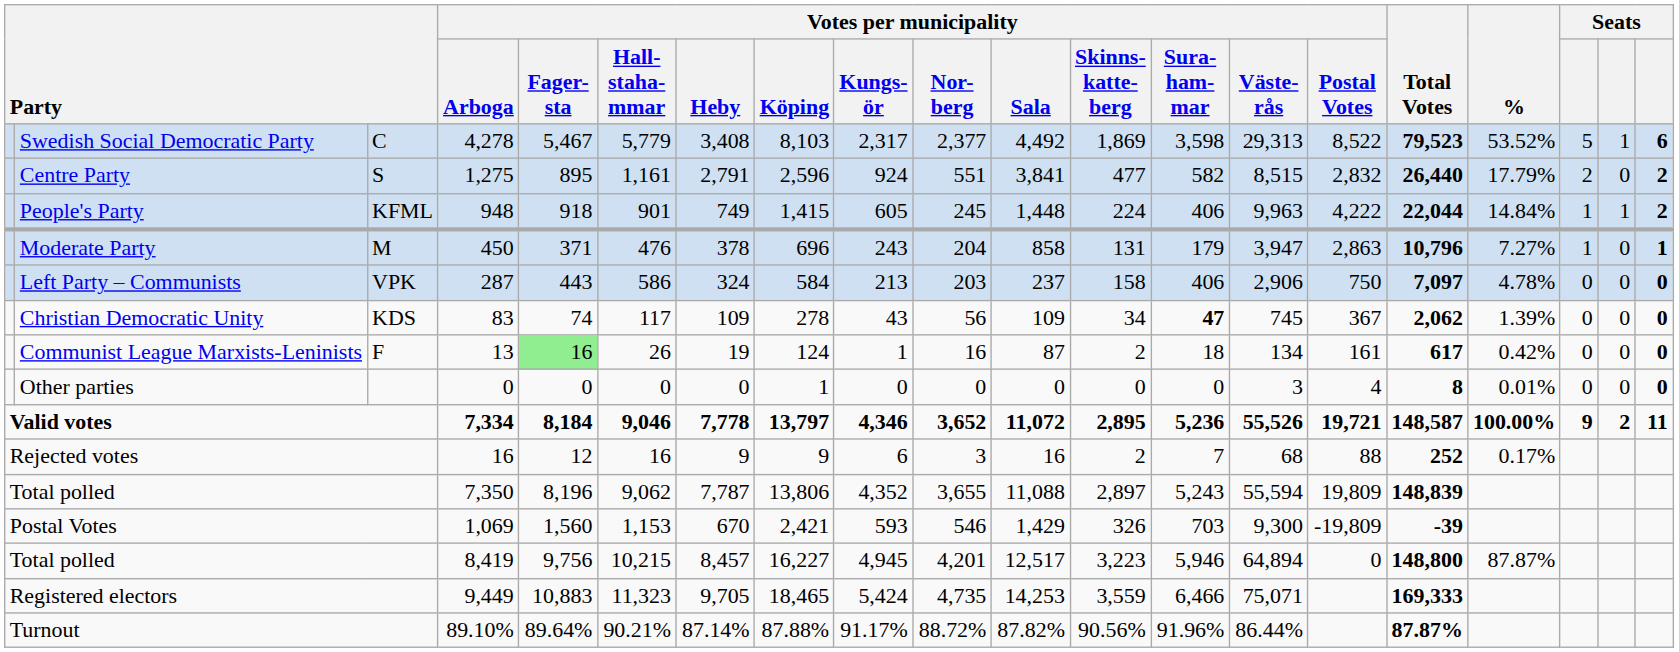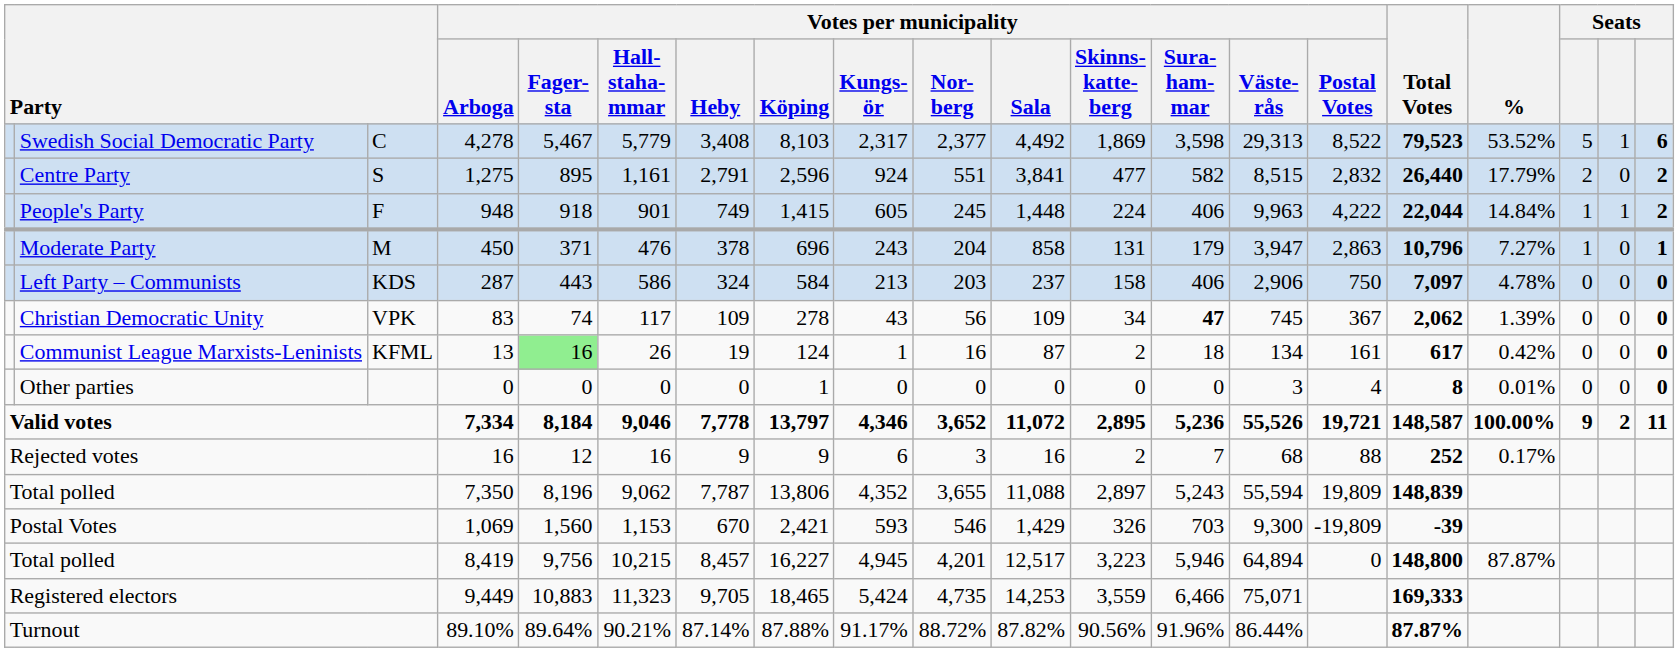(403, 210) KFML -> (378, 210) F
(394, 282) VPK -> (394, 282) KDS
(394, 317) KDS -> (394, 317) VPK
(378, 352) F -> (403, 352) KFML
